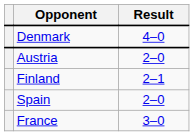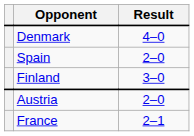rows swapped: (34, 99) <-> (37, 58)
(154, 79) 2–1 -> (154, 78) 3–0
(154, 120) 3–0 -> (154, 120) 2–1
